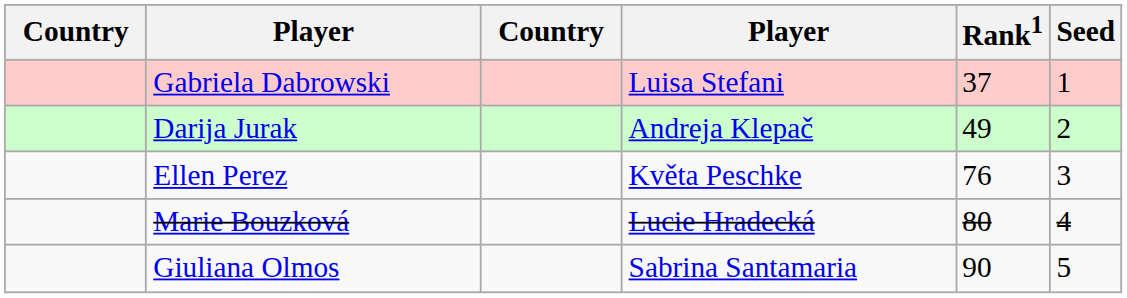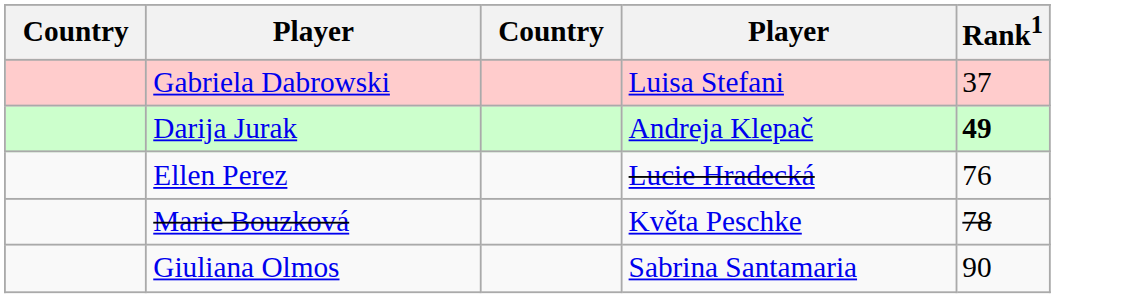- column: (1086, 31)
(977, 128) normal -> (977, 128) bold
(715, 174) Květa Peschke -> (722, 174) Lucie Hradecká
(722, 221) Lucie Hradecká -> (715, 221) Květa Peschke
(977, 221) 80 -> (977, 221) 78
